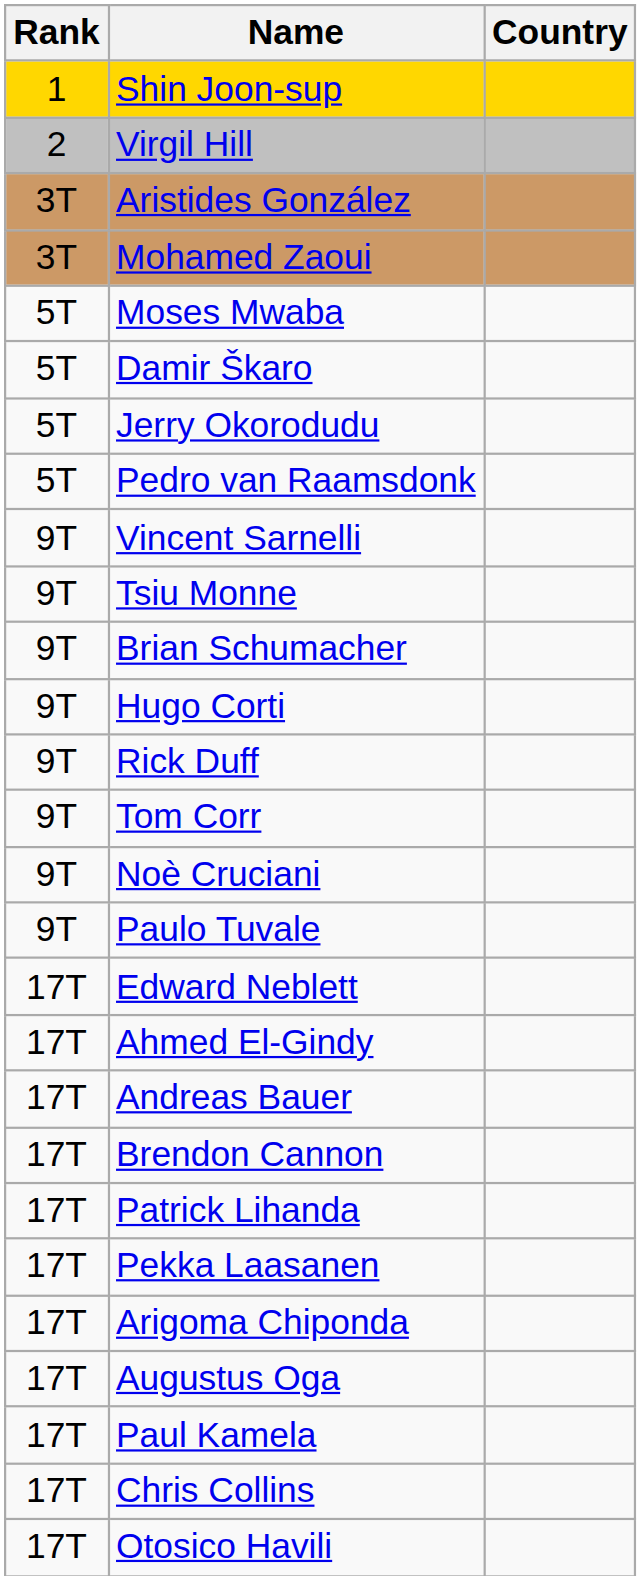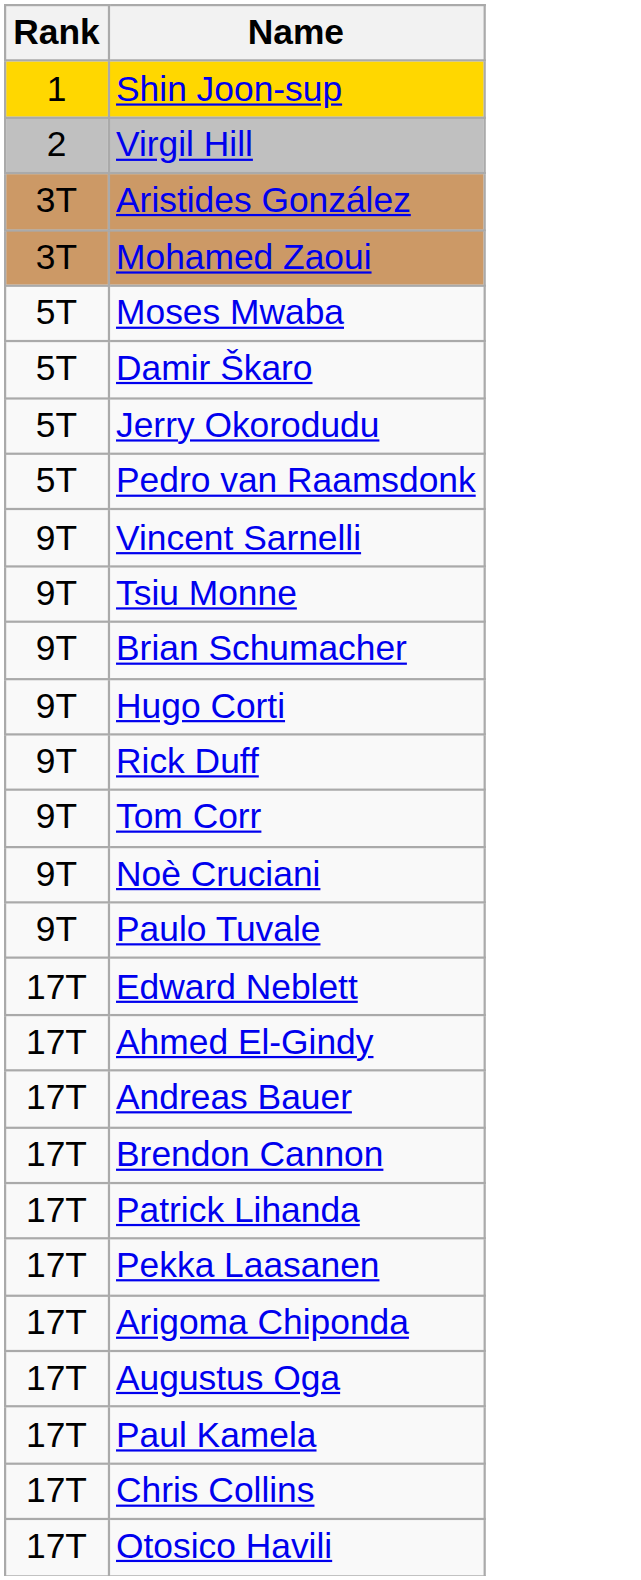- column: (560, 32)
